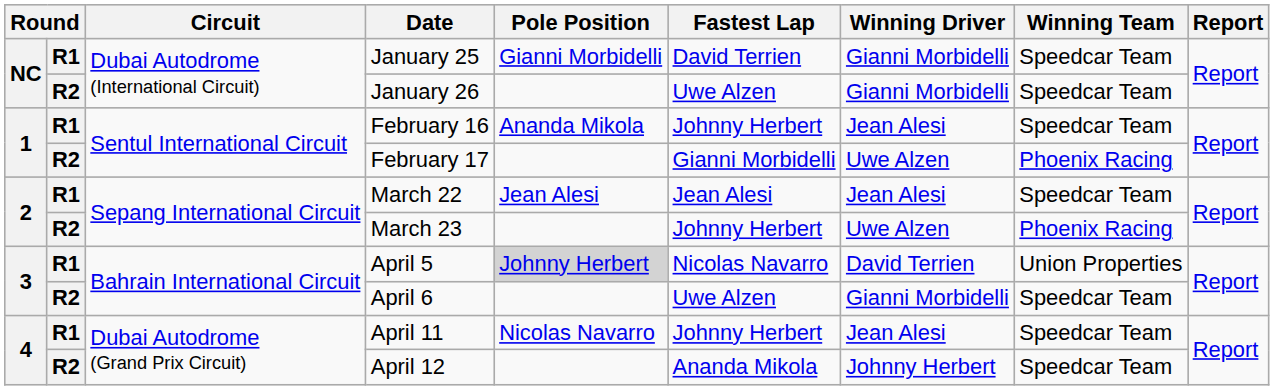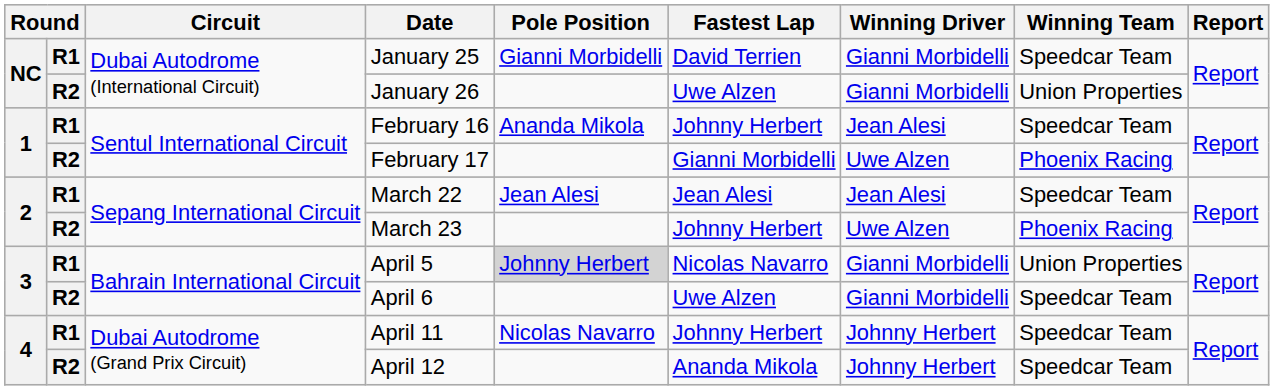(1096, 91) Speedcar Team -> (1101, 91) Union Properties
(910, 263) David Terrien -> (927, 263) Gianni Morbidelli
(896, 332) Jean Alesi -> (921, 332) Johnny Herbert
